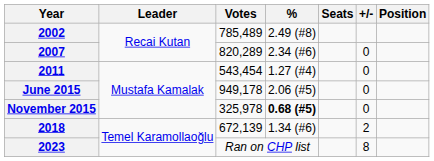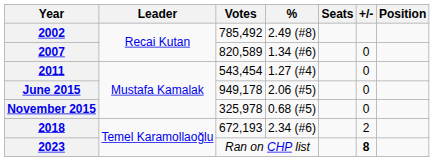(241, 33) 785,489 -> (241, 33) 785,492
(241, 52) 820,289 -> (241, 52) 820,589
(292, 52) 2.34 (#6) -> (292, 52) 1.34 (#6)
(292, 109) bold -> (292, 109) normal
(241, 128) 672,139 -> (241, 128) 672,193
(292, 128) 1.34 (#6) -> (292, 128) 2.34 (#6)
(366, 147) normal -> (366, 147) bold
